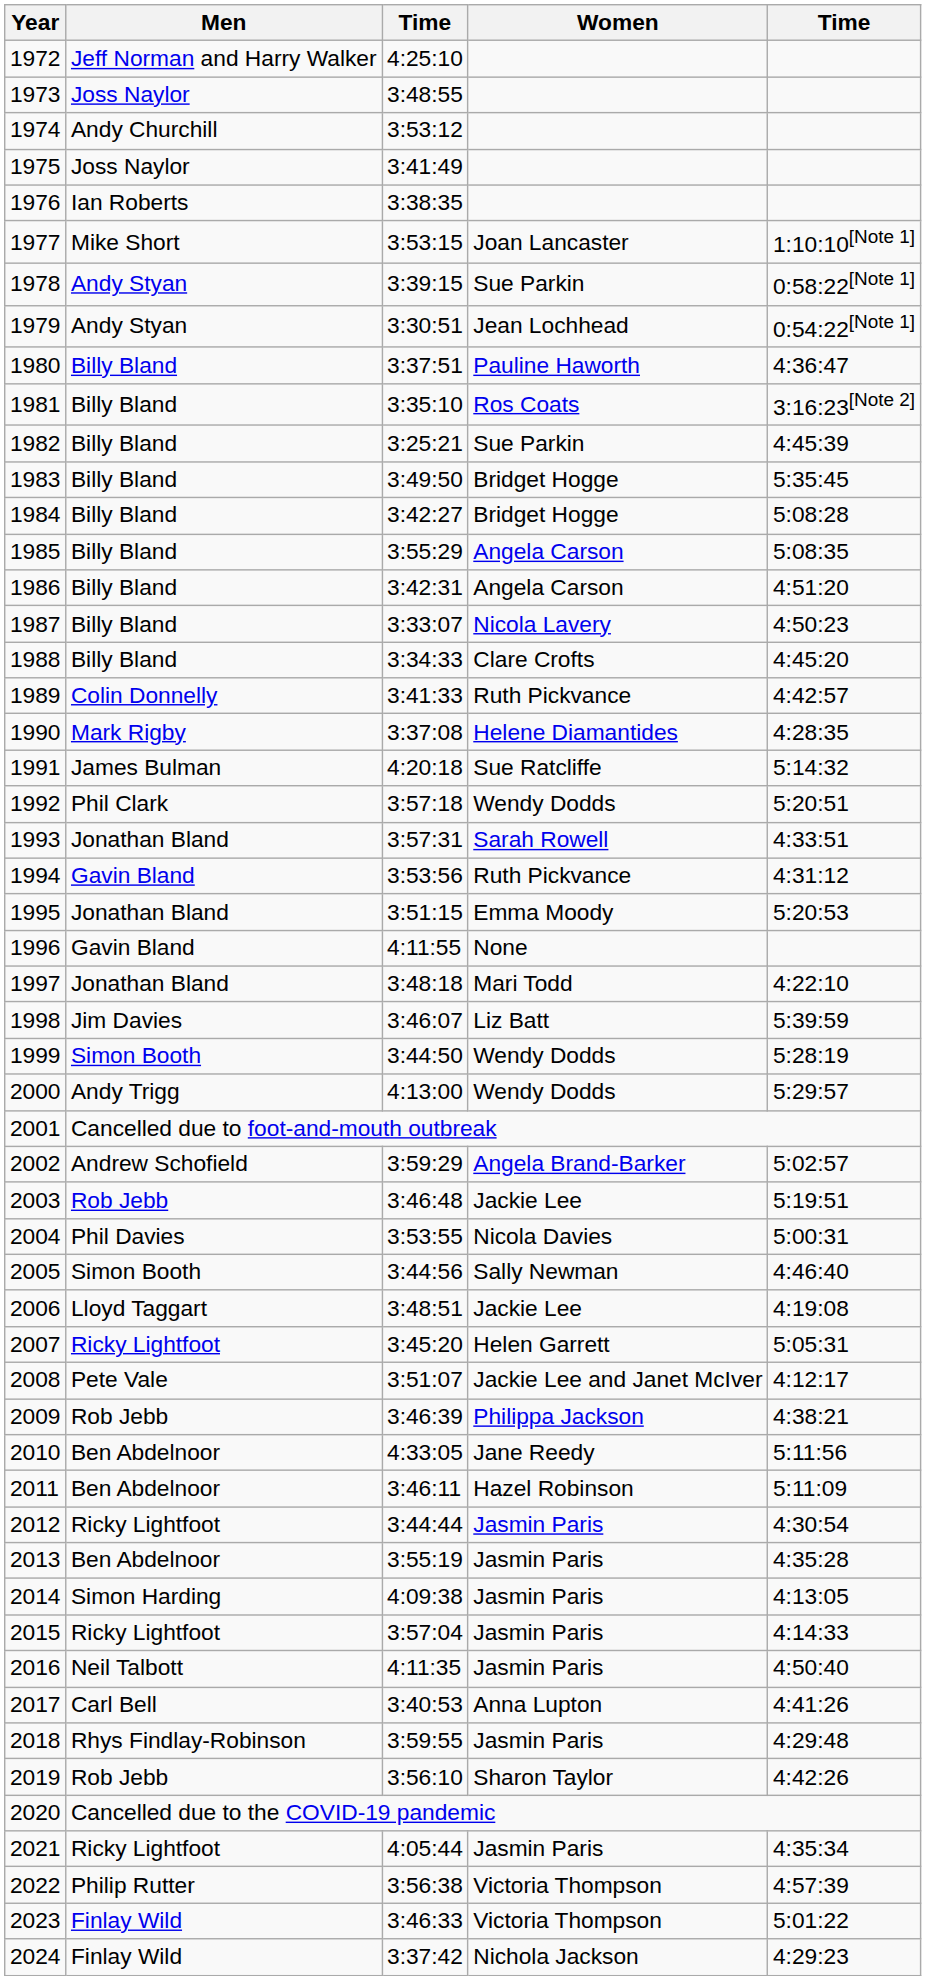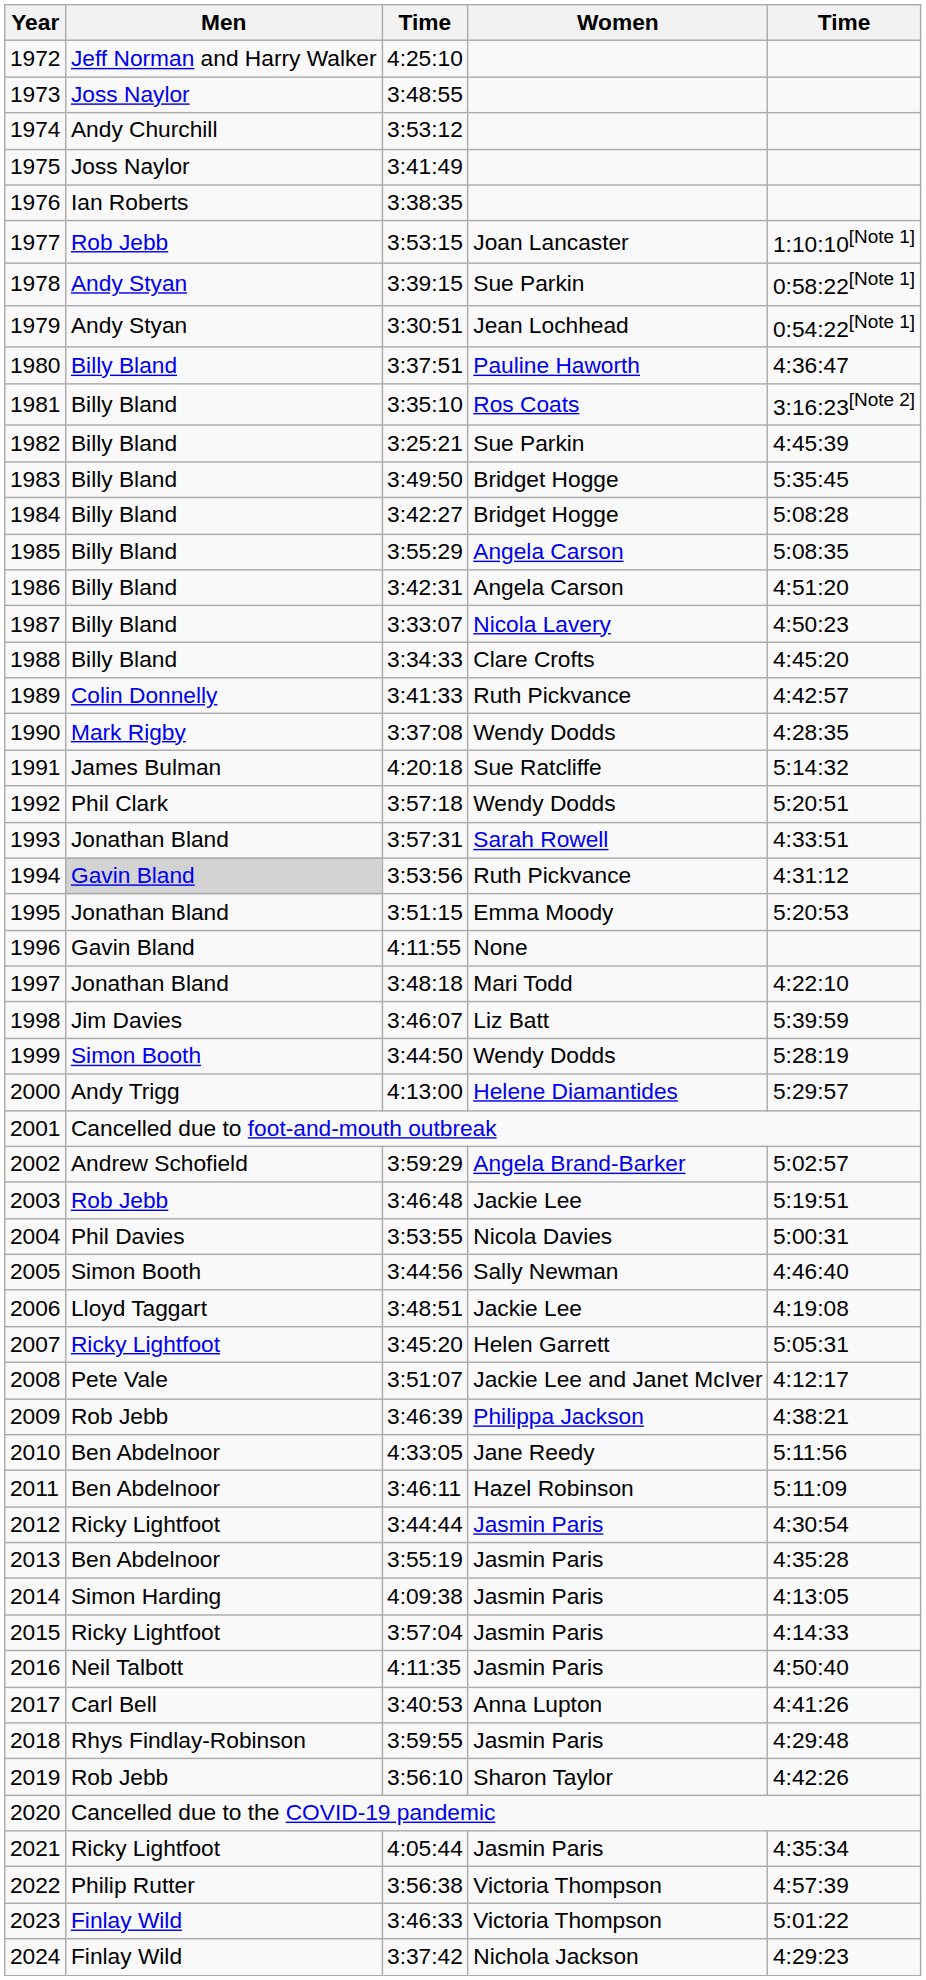(125, 241) Mike Short -> (120, 241) Rob Jebb
(576, 731) Helene Diamantides -> (544, 731) Wendy Dodds
(133, 875) no background -> (133, 875) lightgrey background
(544, 1092) Wendy Dodds -> (576, 1092) Helene Diamantides
